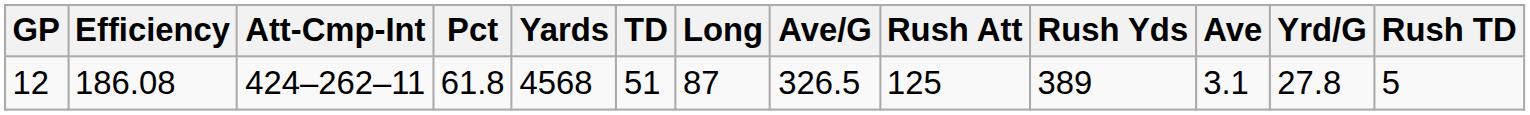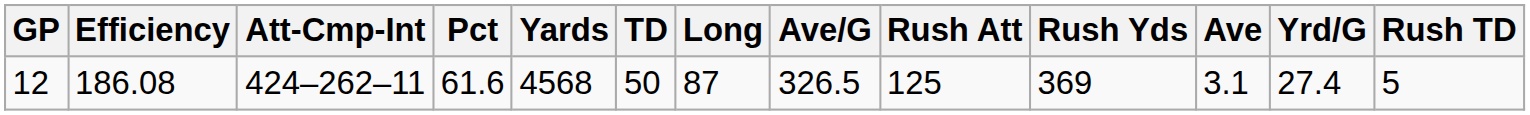(473, 82) 61.8 -> (473, 82) 61.6
(642, 82) 51 -> (642, 82) 50
(1065, 82) 389 -> (1065, 82) 369
(1309, 82) 27.8 -> (1309, 82) 27.4
